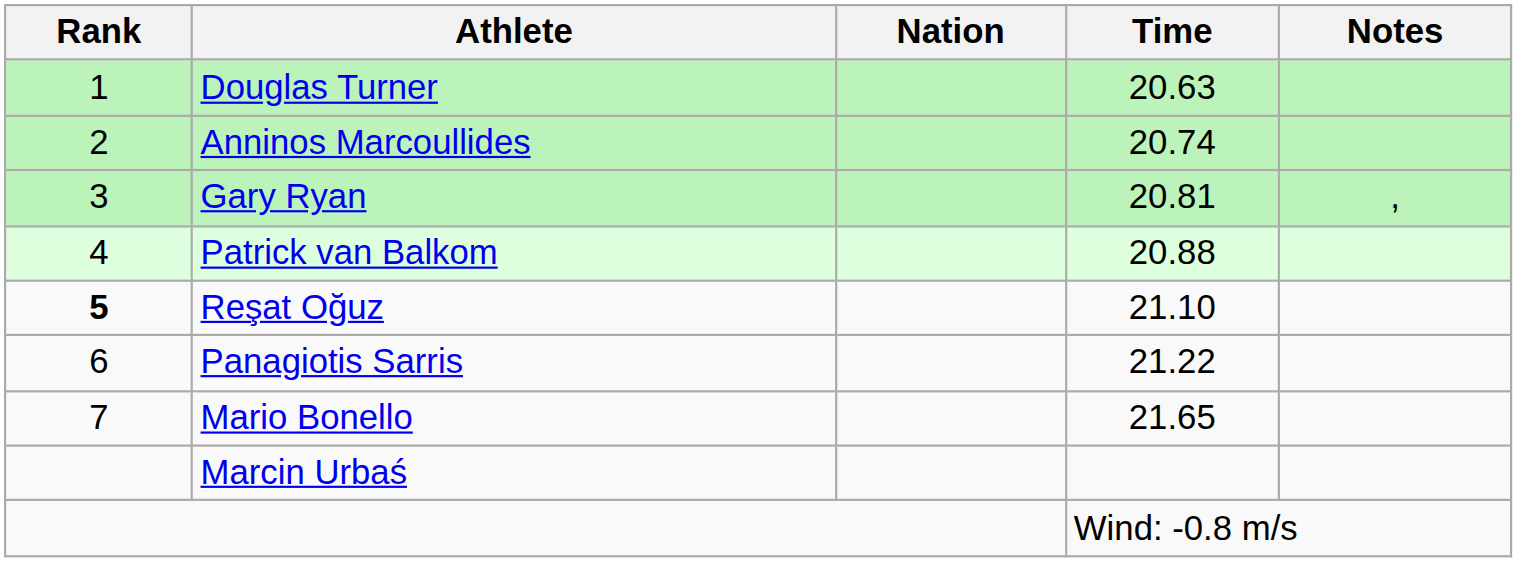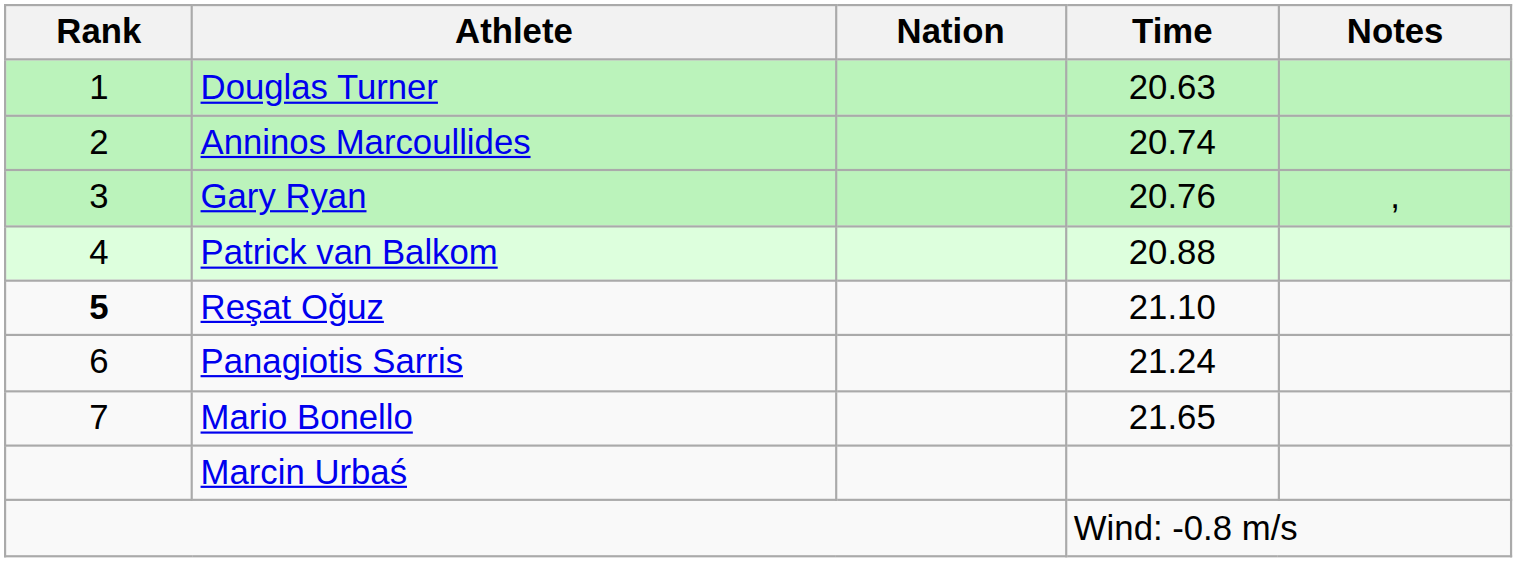(1172, 197) 20.81 -> (1172, 197) 20.76
(1172, 362) 21.22 -> (1172, 362) 21.24
